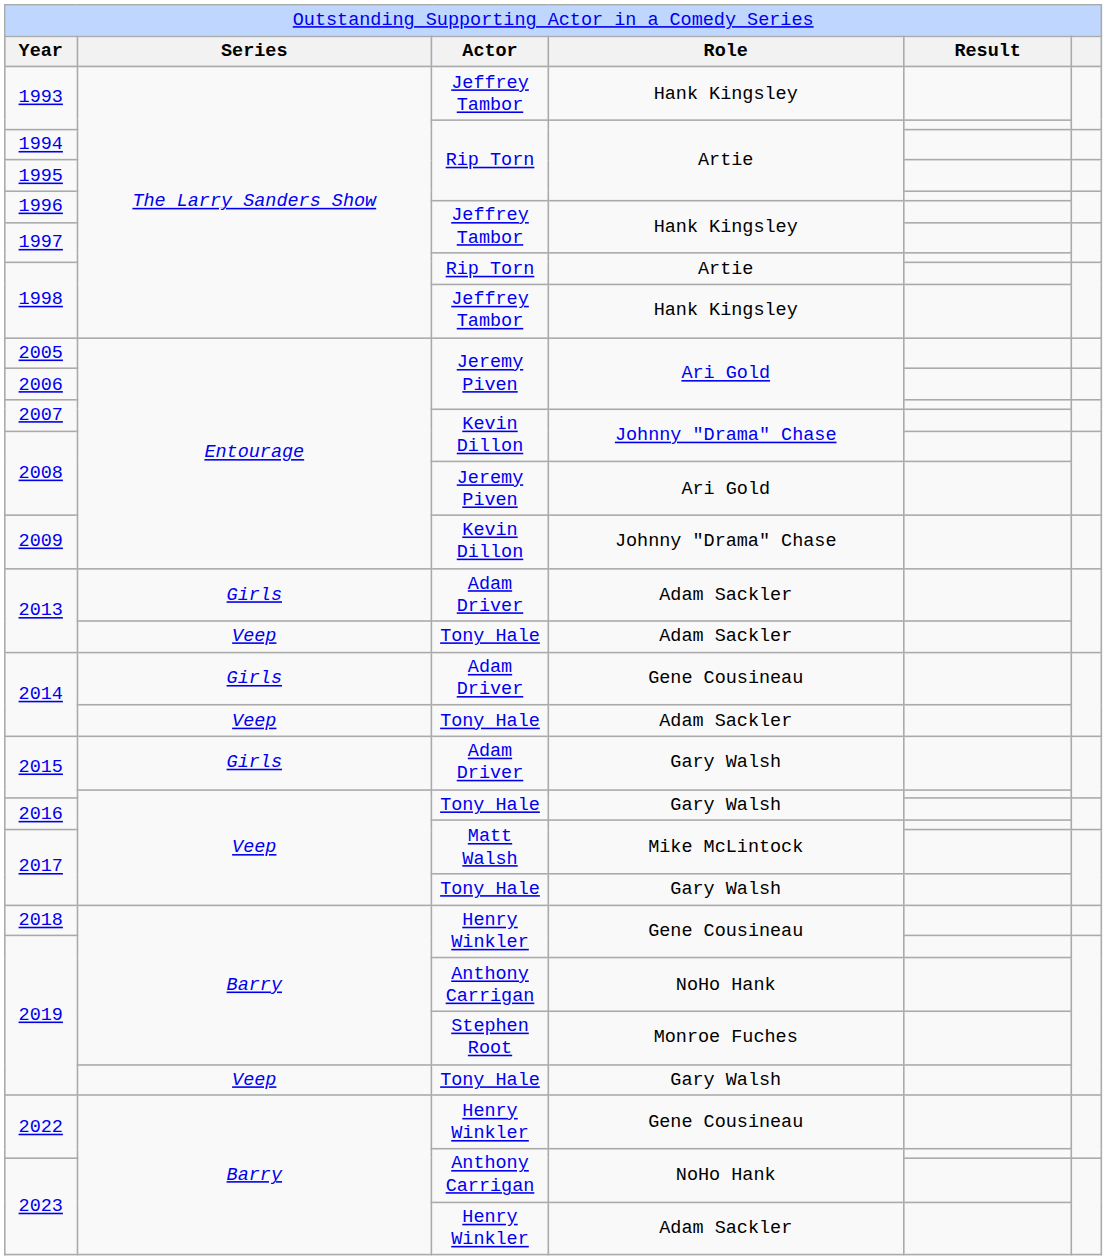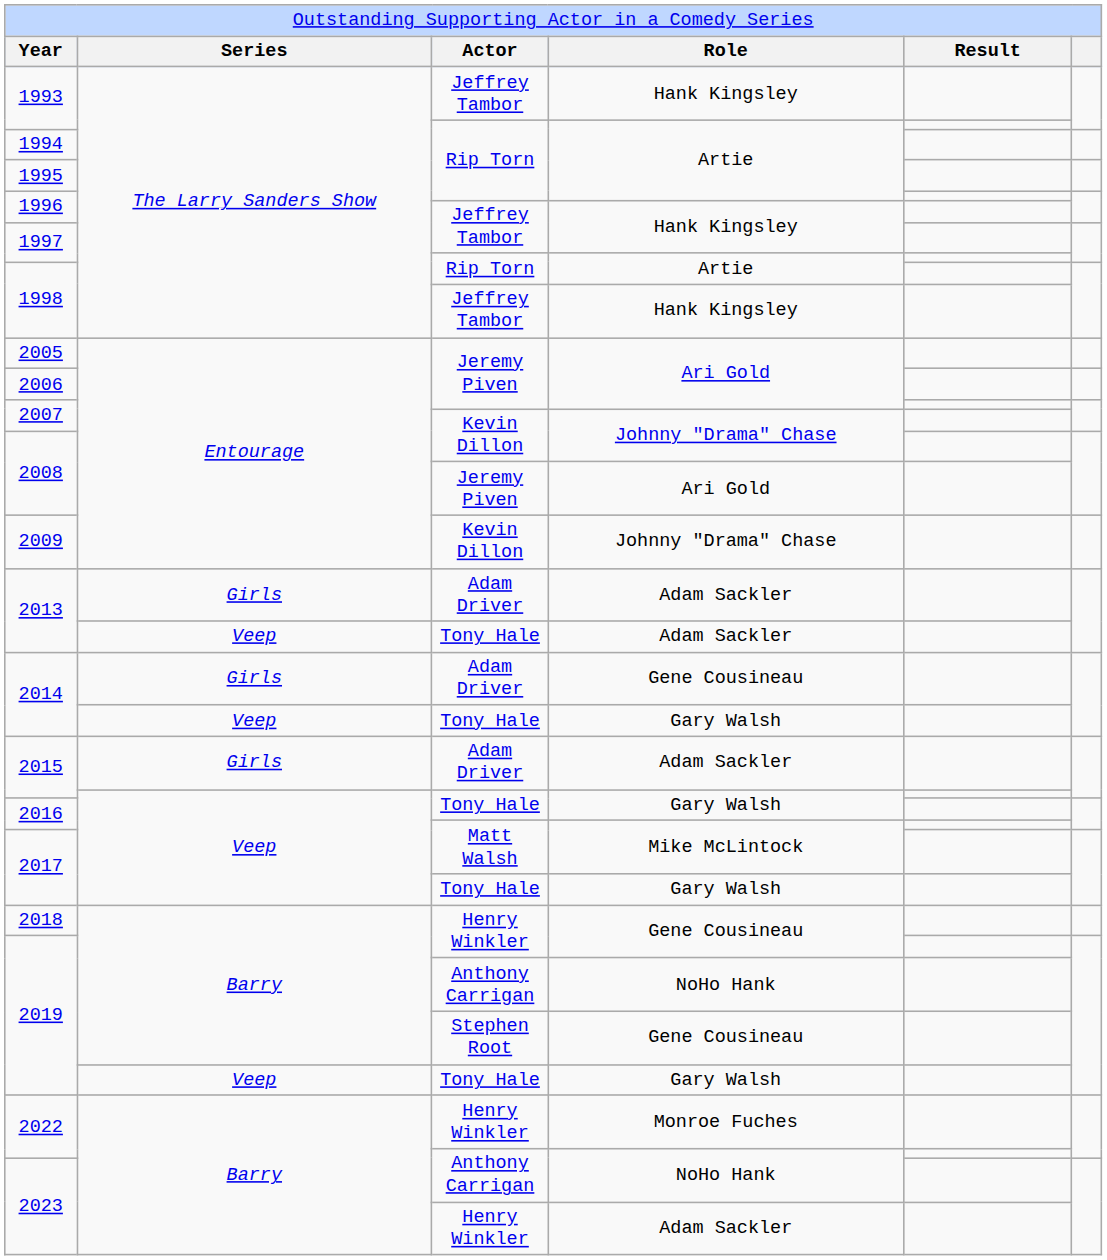(726, 721) Adam Sackler -> (726, 721) Gary Walsh
(726, 763) Gary Walsh -> (726, 763) Adam Sackler
(726, 1038) Monroe Fuches -> (726, 1038) Gene Cousineau
(726, 1122) Gene Cousineau -> (726, 1122) Monroe Fuches
